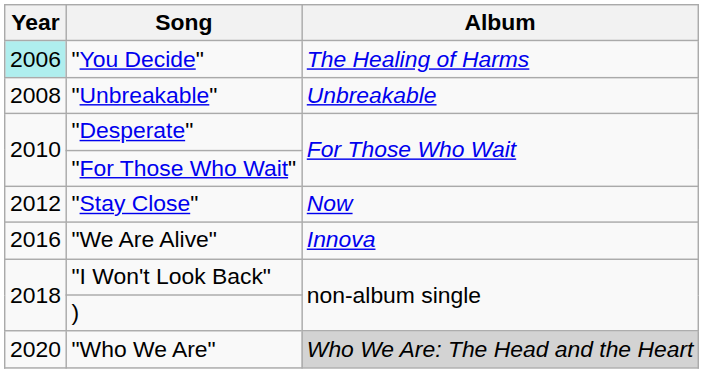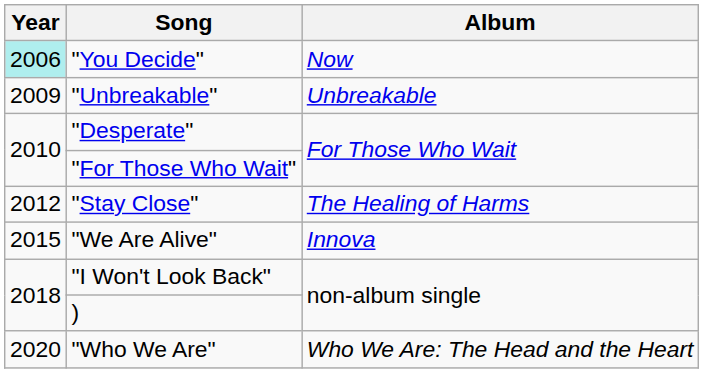(418, 58) The Healing of Harms -> (330, 58) Now
(35, 95) 2008 -> (35, 95) 2009
(330, 204) Now -> (418, 204) The Healing of Harms
(35, 240) 2016 -> (35, 240) 2015
(500, 349) lightgrey background -> (500, 349) no background
